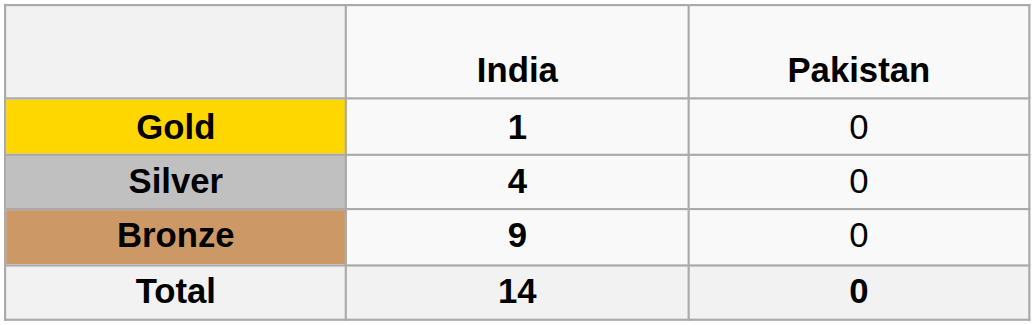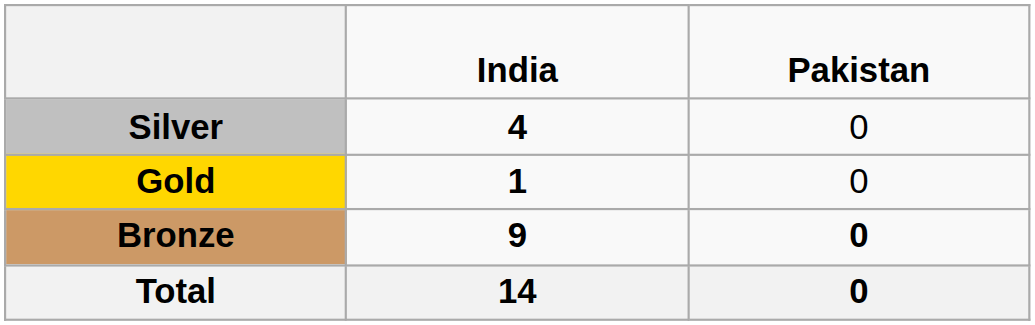rows swapped: (176, 126) <-> (176, 181)
(859, 236) normal -> (859, 236) bold
